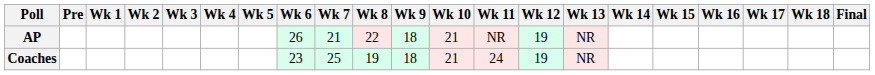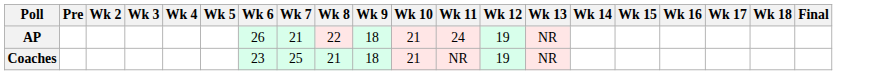- column: (105, 15)
(496, 37) NR -> (458, 37) 24
(372, 59) 19 -> (334, 59) 21
(496, 59) 24 -> (458, 59) NR
